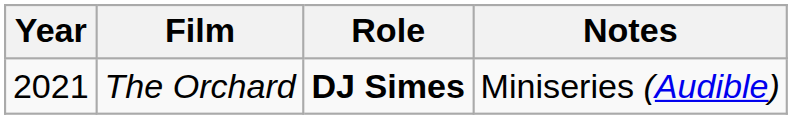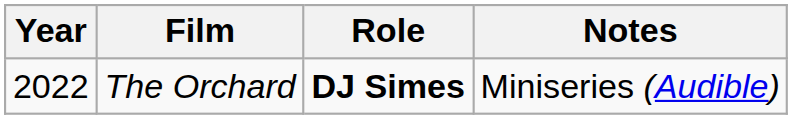(51, 85) 2021 -> (51, 85) 2022
